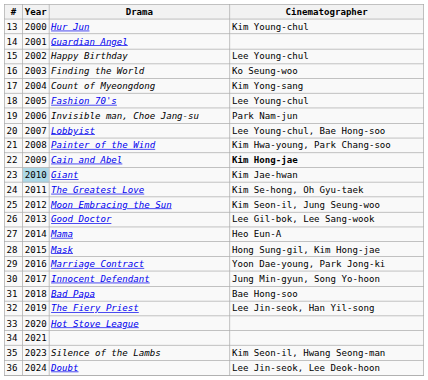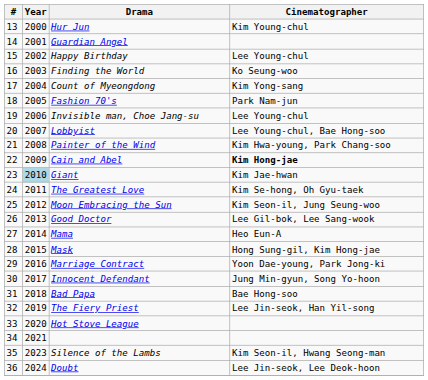(270, 101) Lee Young-chul -> (265, 101) Park Nam-jun
(265, 116) Park Nam-jun -> (270, 116) Lee Young-chul
